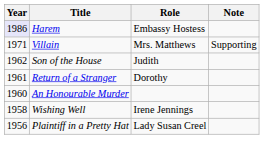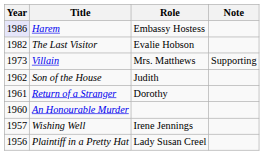+ row: (65, 45)
(17, 45) 1971 -> (17, 61) 1973
(17, 110) 1958 -> (17, 126) 1957
